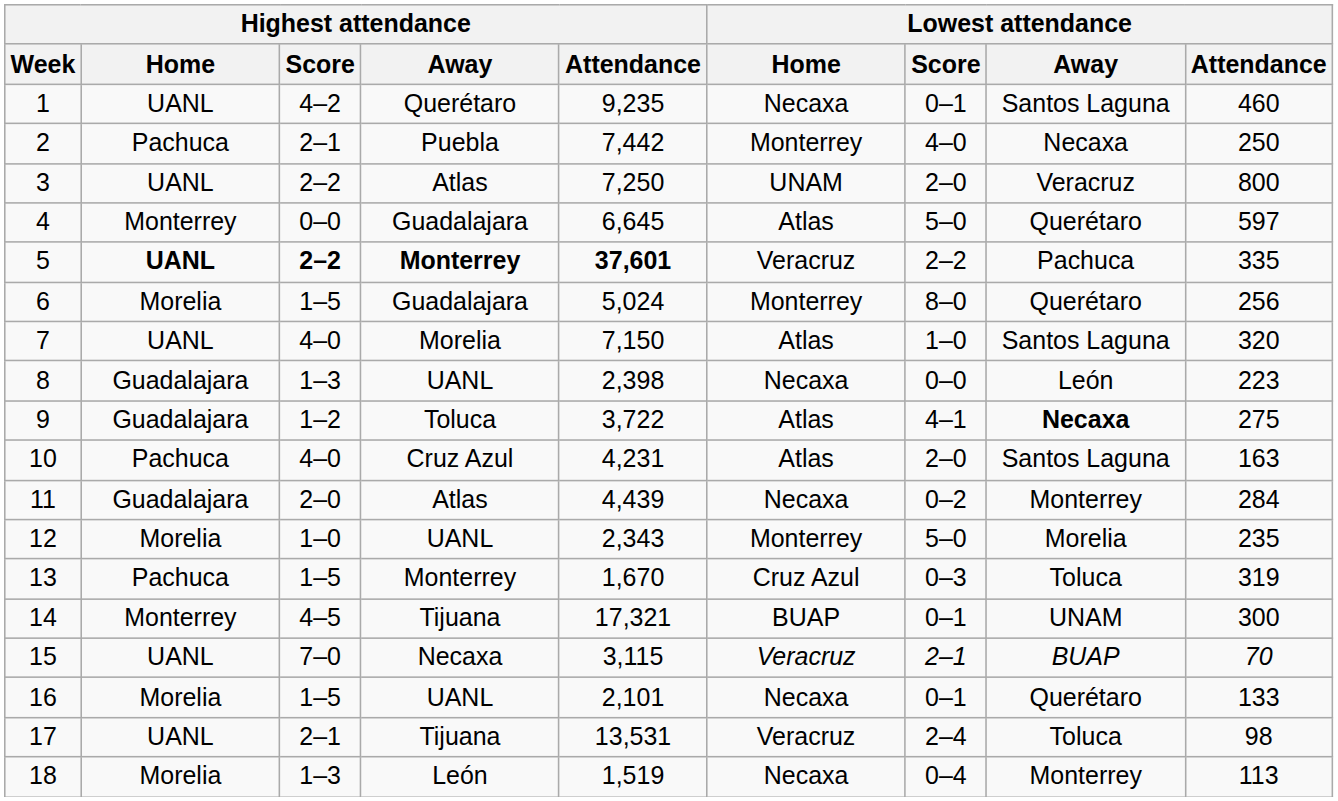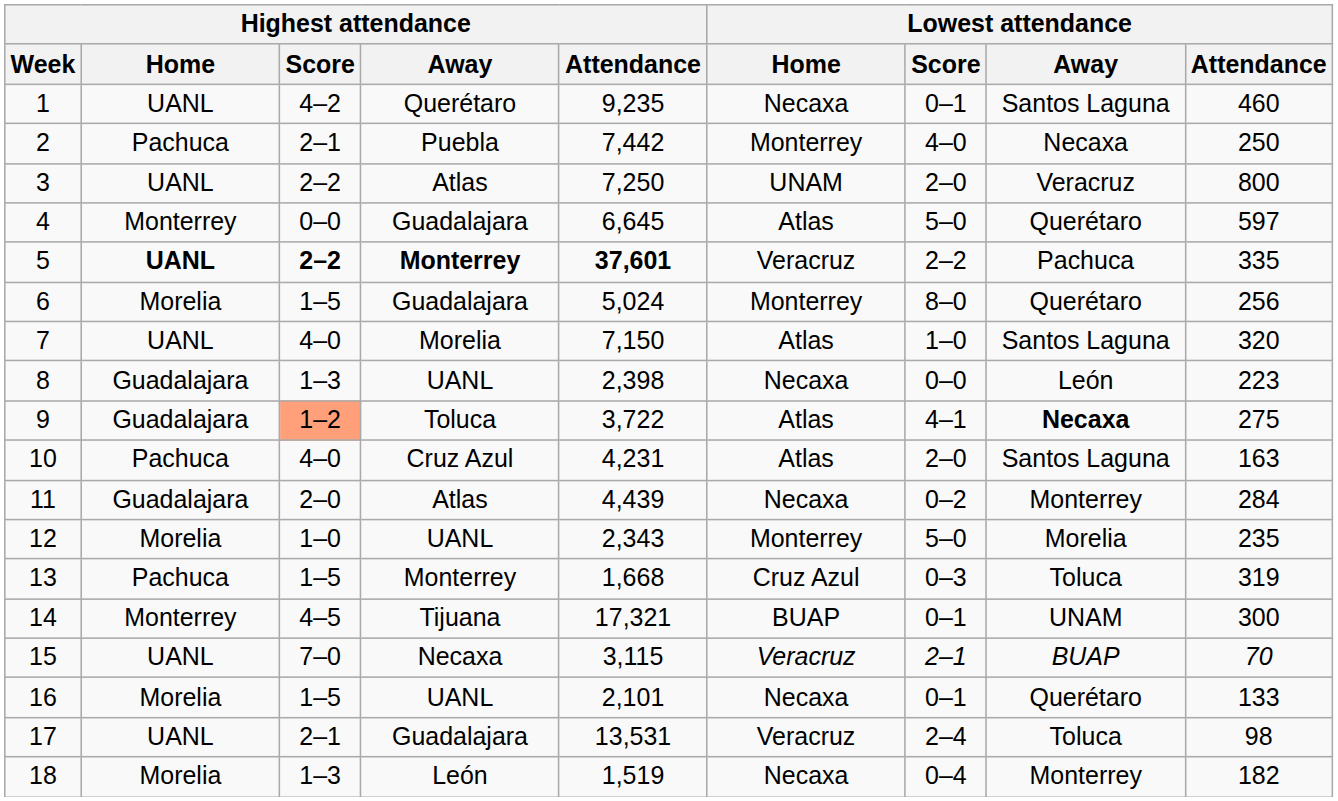(320, 420) no background -> (320, 420) lightsalmon background
(633, 578) 1,670 -> (633, 578) 1,668
(460, 736) Tijuana -> (460, 736) Guadalajara
(1259, 776) 113 -> (1259, 776) 182
